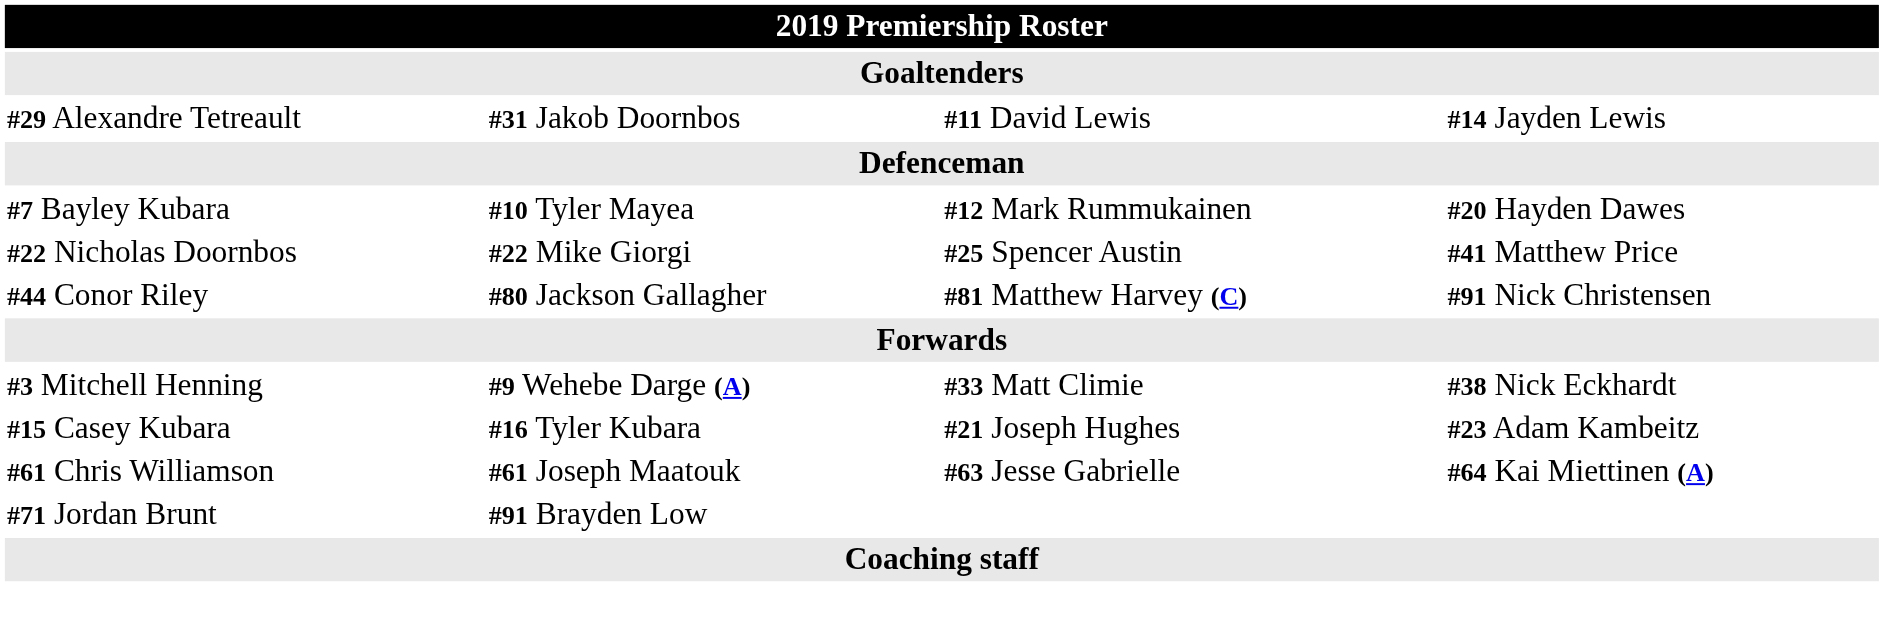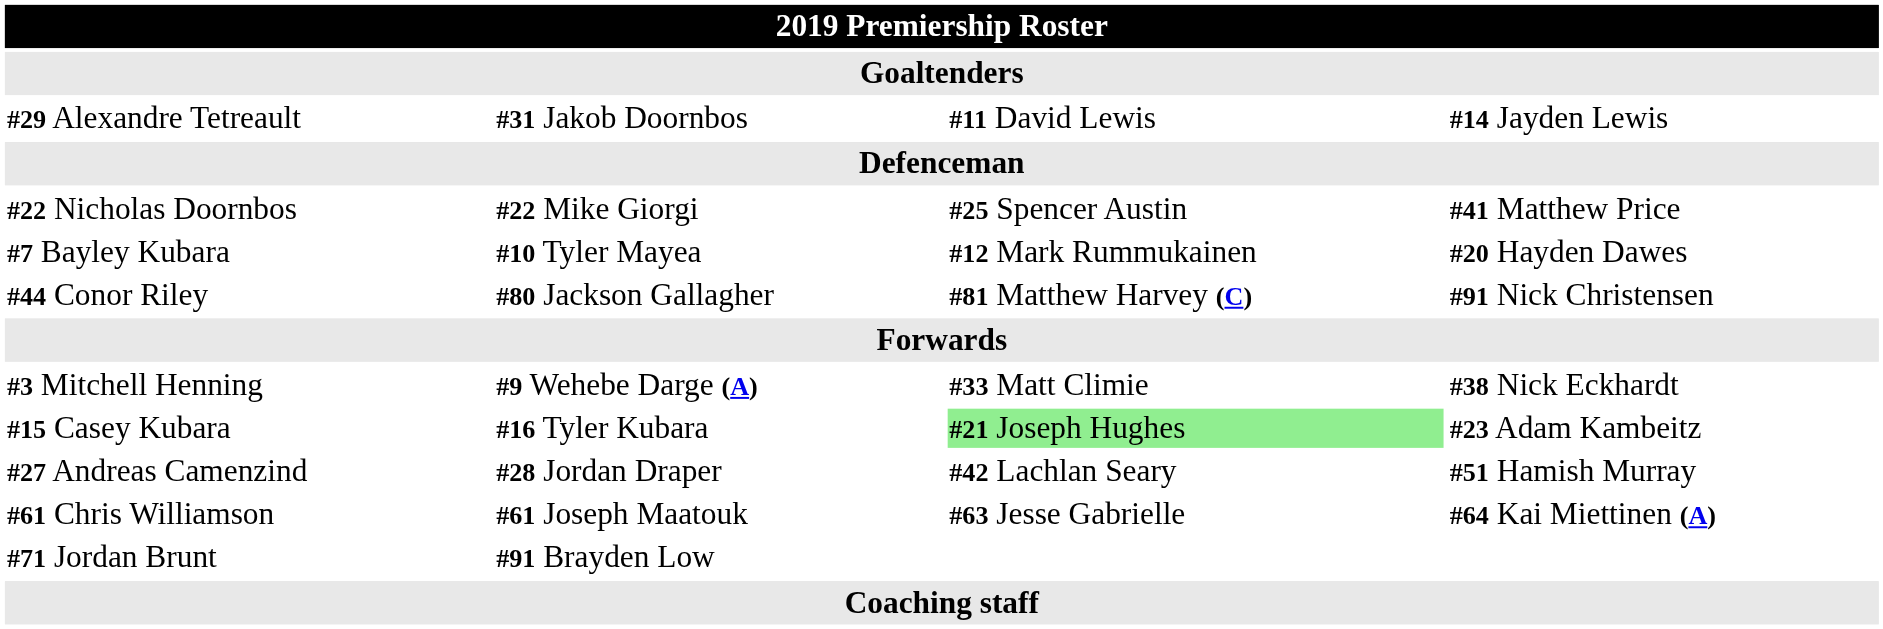rows swapped: (118, 208) <-> (152, 251)
(1062, 427) no background -> (1067, 427) lightgreen background
+ row: (157, 470)
